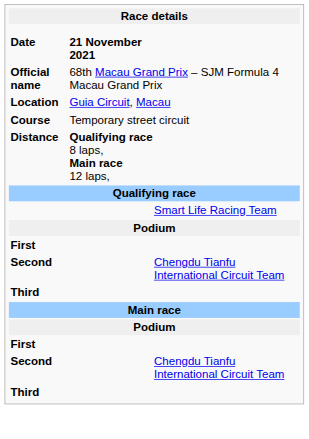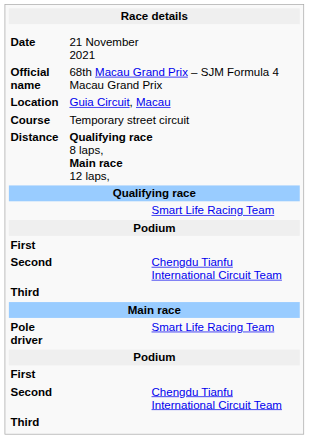(106, 48) bold -> (104, 48) normal
+ row: (26, 334)
